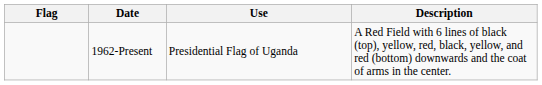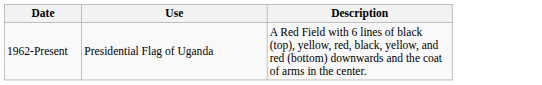- column: (47, 13)
